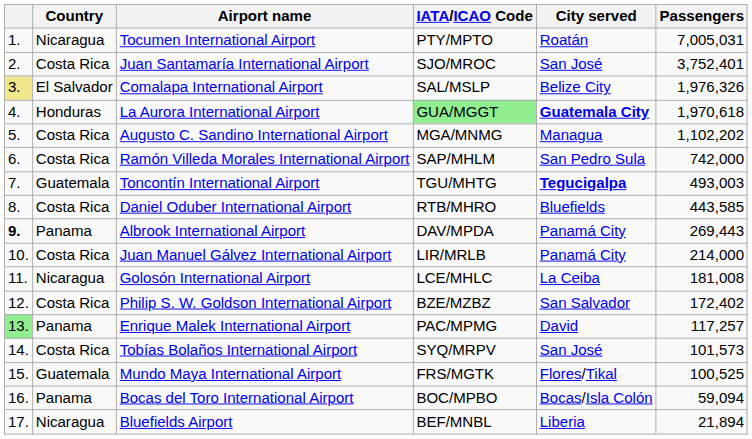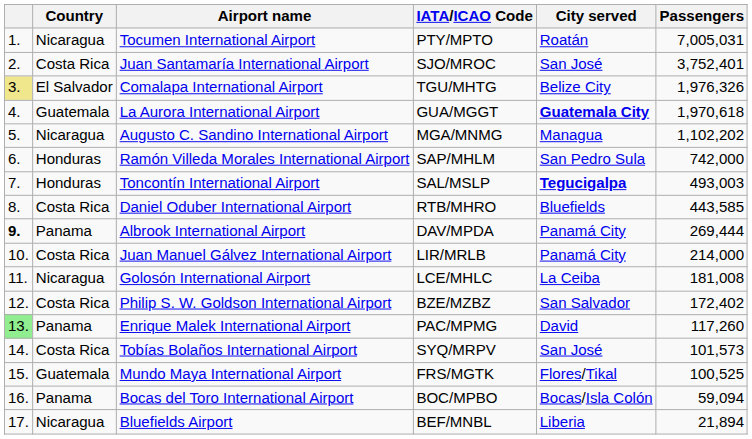(453, 87) SAL/MSLP -> (456, 87) TGU/MHTG
(68, 111) Honduras -> (73, 111) Guatemala
(457, 111) lightgreen background -> (457, 111) no background
(73, 135) Costa Rica -> (70, 135) Nicaragua
(73, 159) Costa Rica -> (68, 159) Honduras
(73, 183) Guatemala -> (68, 183) Honduras
(456, 183) TGU/MHTG -> (453, 183) SAL/MSLP
(717, 231) 269,443 -> (717, 231) 269,444
(717, 326) 117,257 -> (717, 326) 117,260
